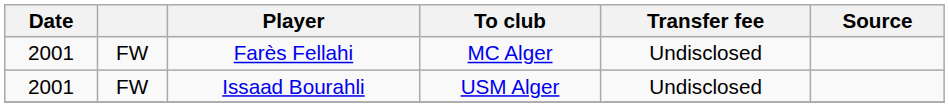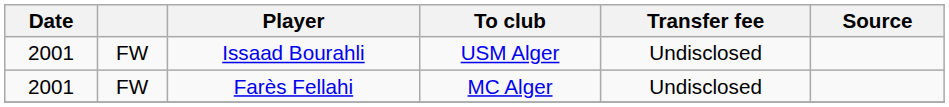rows swapped: (293, 53) <-> (293, 86)
